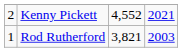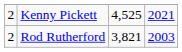(126, 15) 4,552 -> (126, 15) 4,525
(11, 36) 1 -> (11, 36) 2
